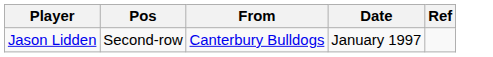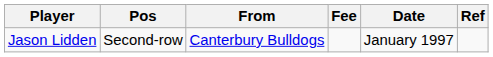+ column: (344, 16)
